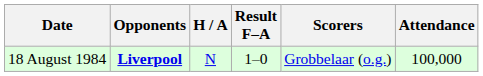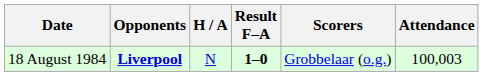(256, 58) normal -> (256, 58) bold
(437, 58) 100,000 -> (437, 58) 100,003
